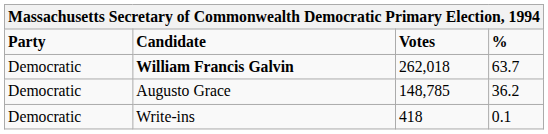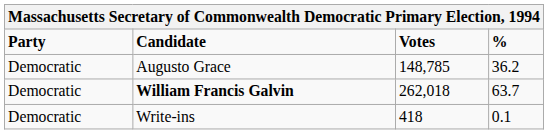rows swapped: (215, 66) <-> (184, 91)
